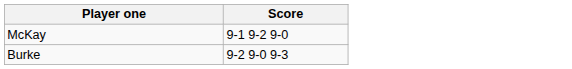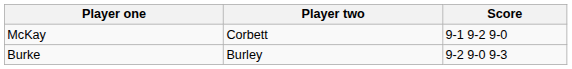+ column: (333, 14)
